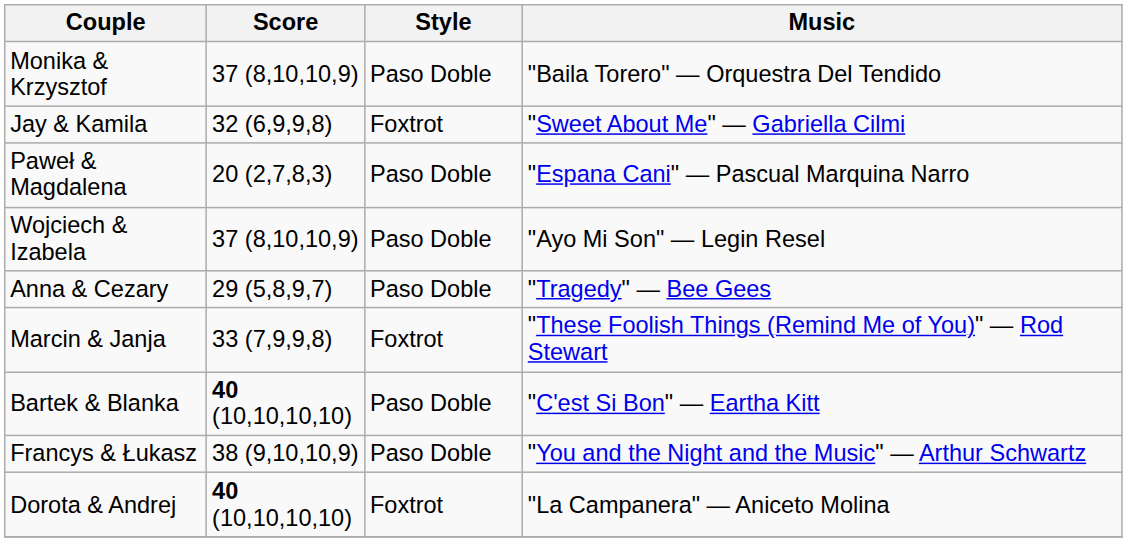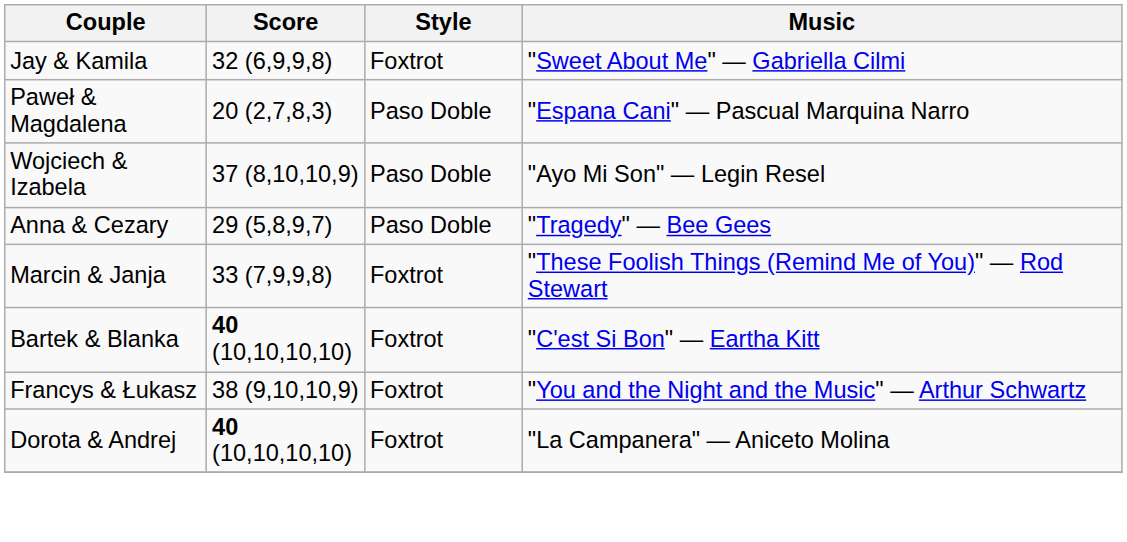- row: (59, 73)
(431, 403) Paso Doble -> (407, 339) Foxtrot
(431, 453) Paso Doble -> (407, 390) Foxtrot
